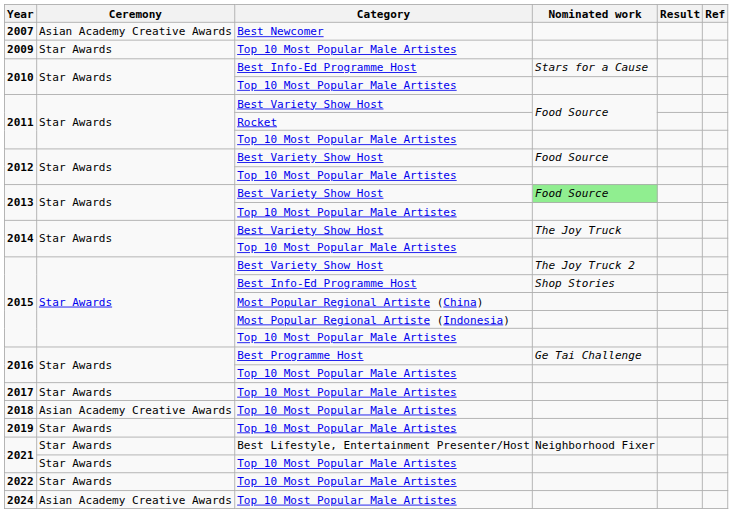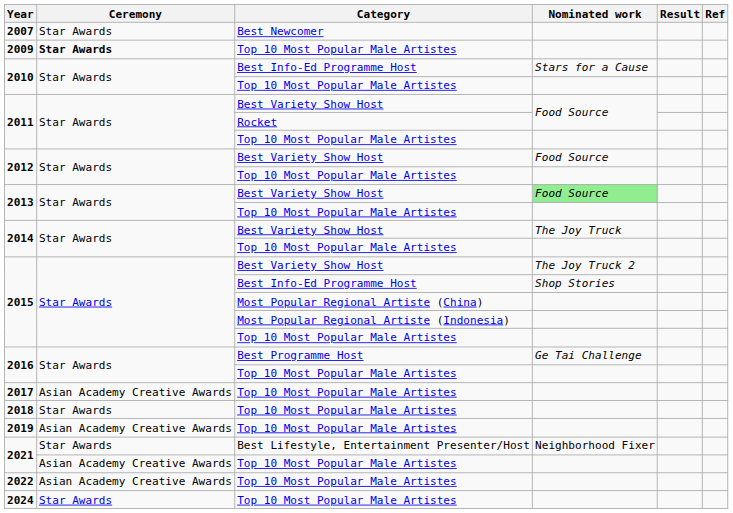(135, 31) Asian Academy Creative Awards -> (76, 31) Star Awards
(76, 49) normal -> (76, 49) bold
(76, 392) Star Awards -> (135, 392) Asian Academy Creative Awards
(135, 410) Asian Academy Creative Awards -> (76, 410) Star Awards
(76, 428) Star Awards -> (135, 428) Asian Academy Creative Awards
(76, 464) Star Awards -> (135, 464) Asian Academy Creative Awards
(76, 482) Star Awards -> (135, 482) Asian Academy Creative Awards
(135, 500) Asian Academy Creative Awards -> (76, 500) Star Awards
